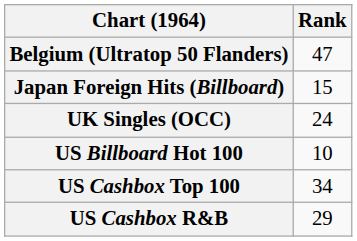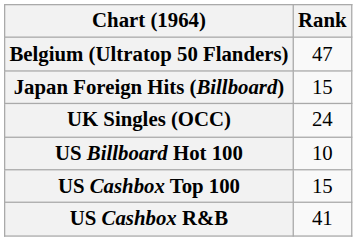(322, 185) 34 -> (322, 185) 15
(322, 218) 29 -> (322, 218) 41
